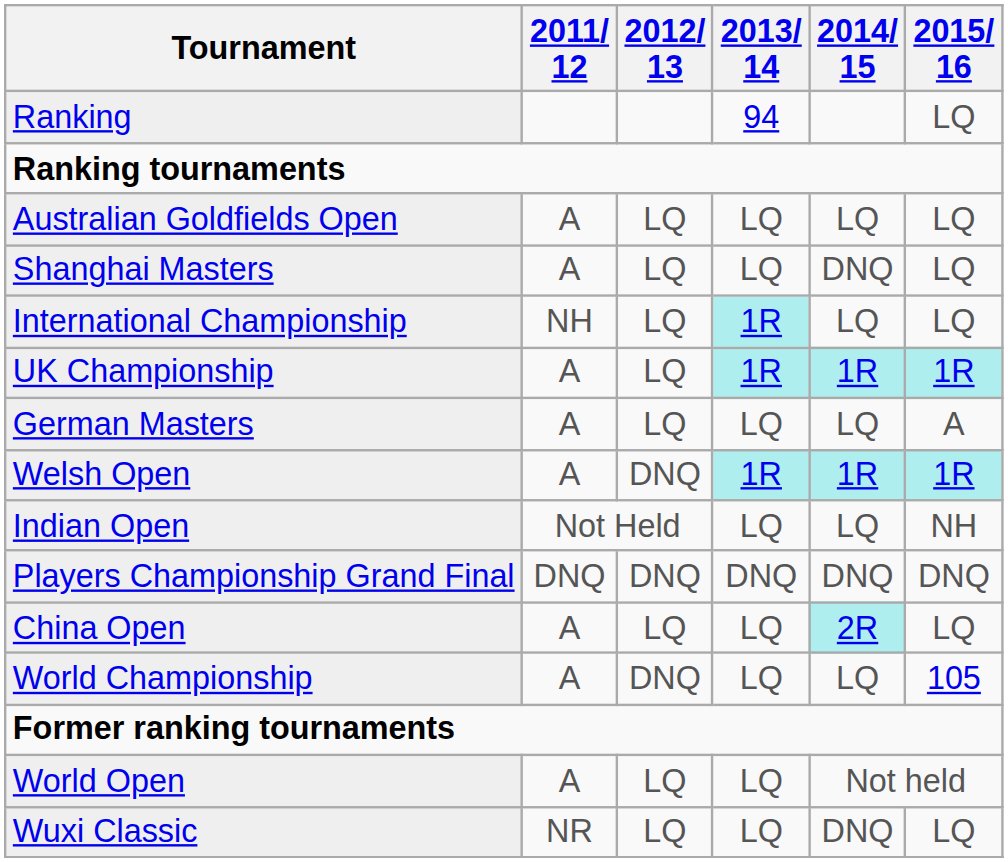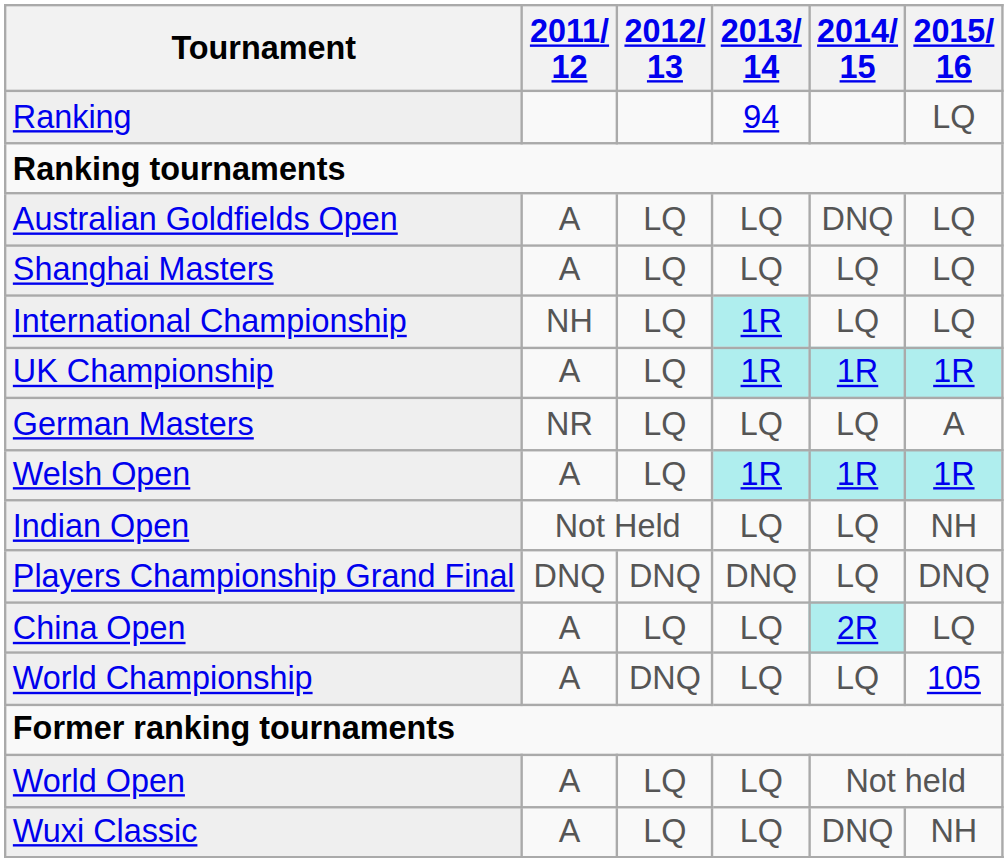(858, 219) LQ -> (858, 219) DNQ
(858, 270) DNQ -> (858, 270) LQ
(569, 423) A -> (569, 423) NR
(665, 474) DNQ -> (665, 474) LQ
(858, 576) DNQ -> (858, 576) LQ
(569, 831) NR -> (569, 831) A
(954, 831) LQ -> (954, 831) NH
